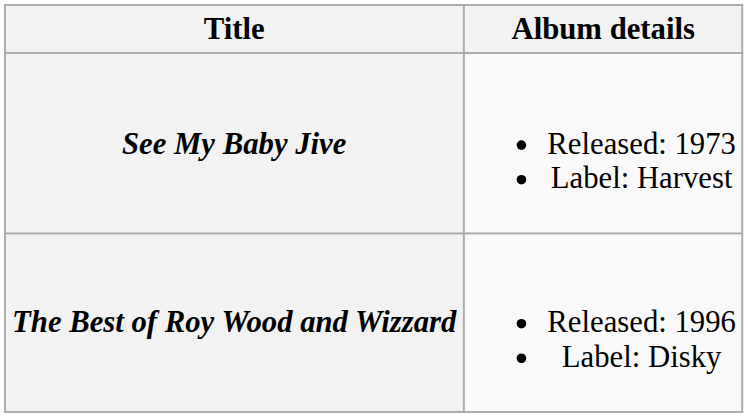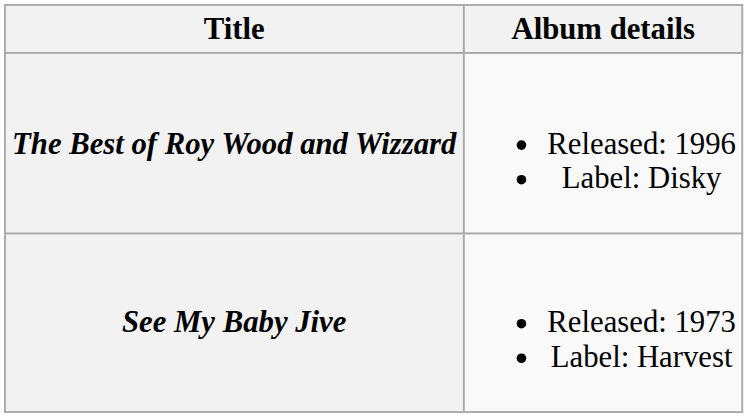rows swapped: (234, 142) <-> (234, 322)
